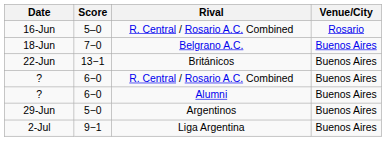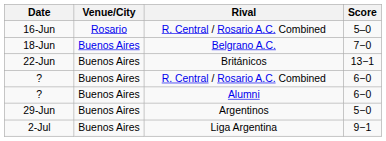columns swapped: (346, 12) <-> (93, 12)
